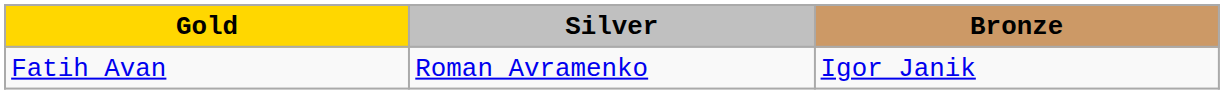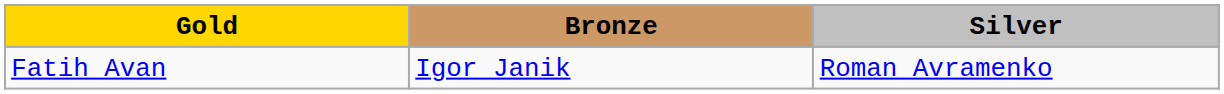columns swapped: (612, 26) <-> (1017, 26)
